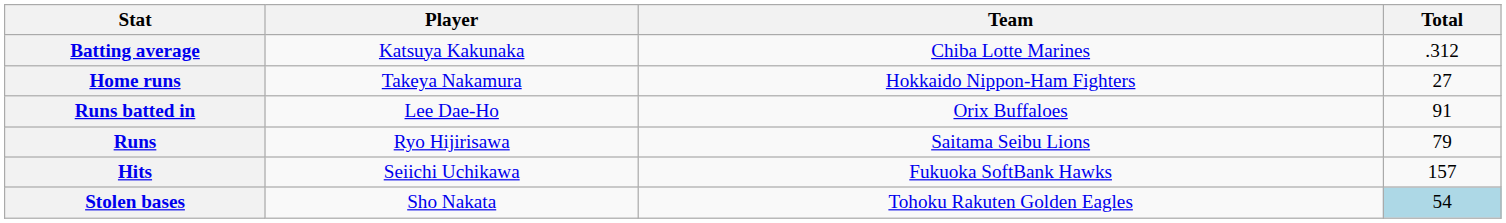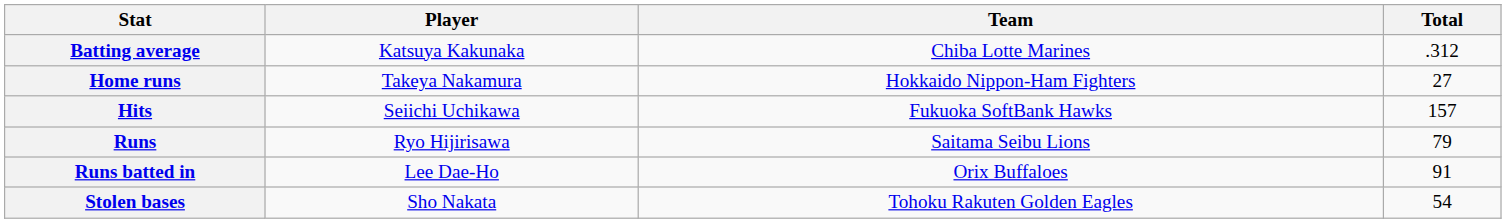rows swapped: (135, 111) <-> (135, 171)
(1442, 202) lightblue background -> (1442, 202) no background
